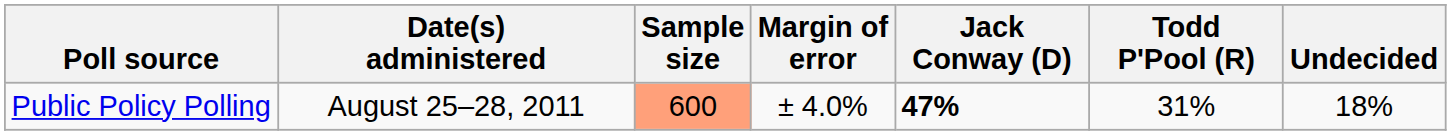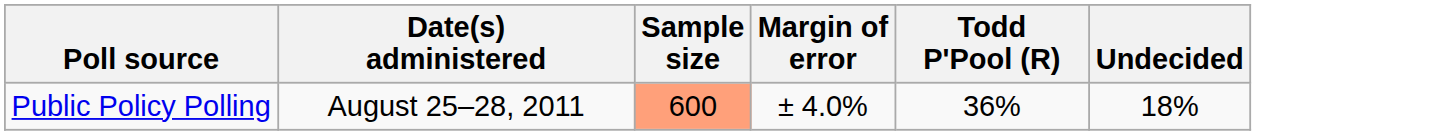- column: (992, 43)
(1186, 105) 31% -> (992, 105) 36%
